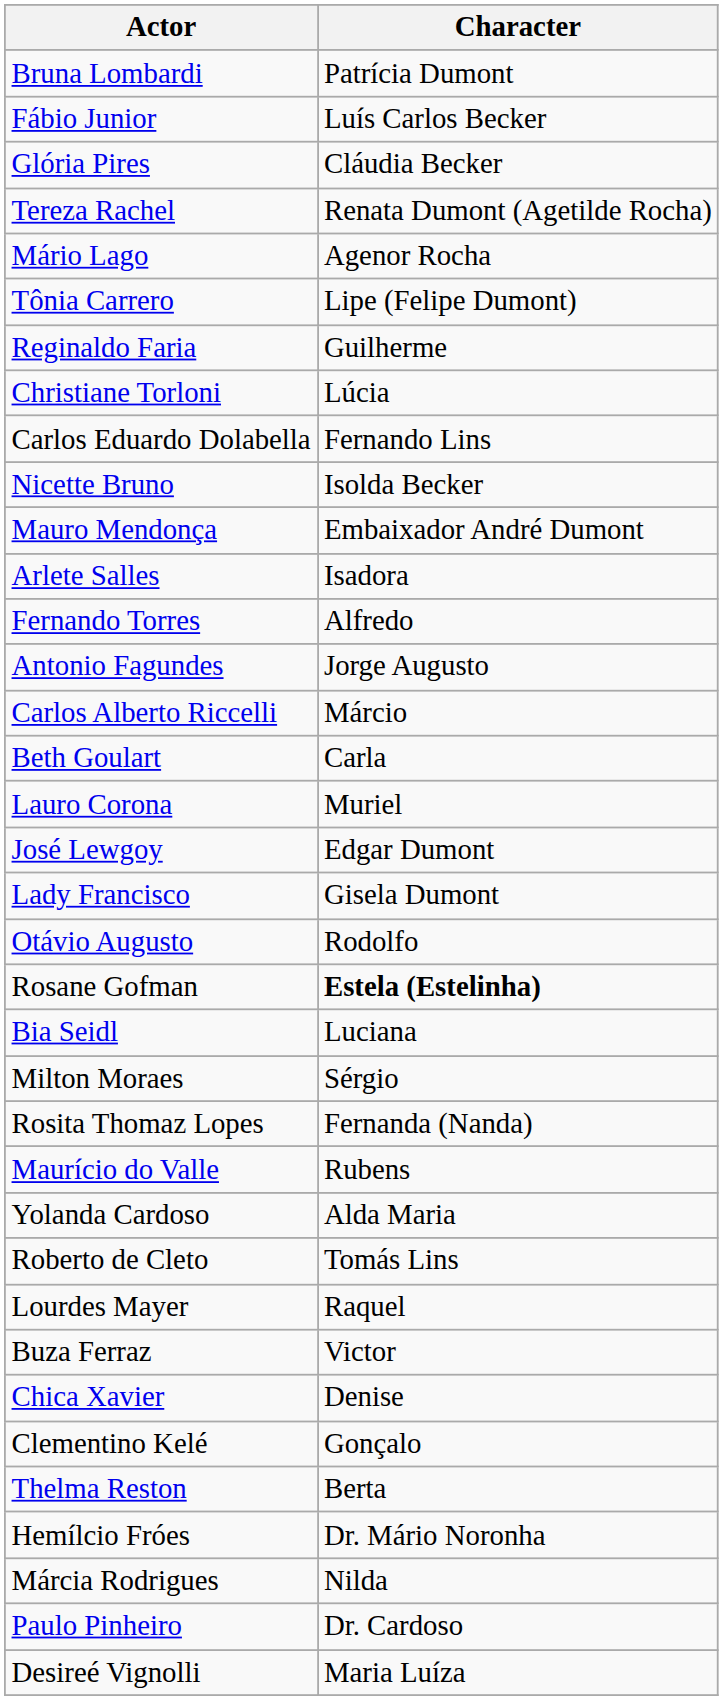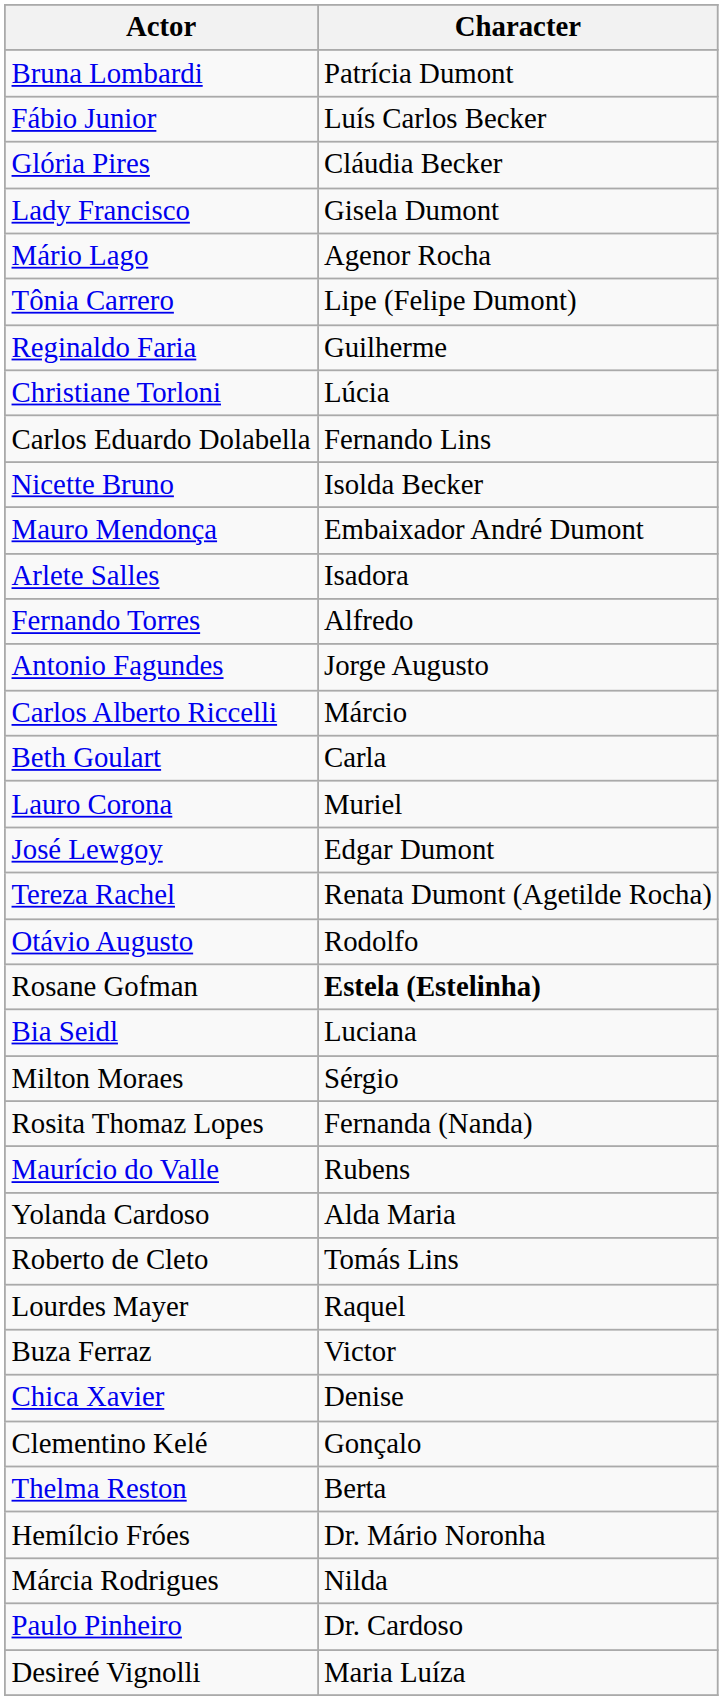rows swapped: (93, 210) <-> (101, 895)
